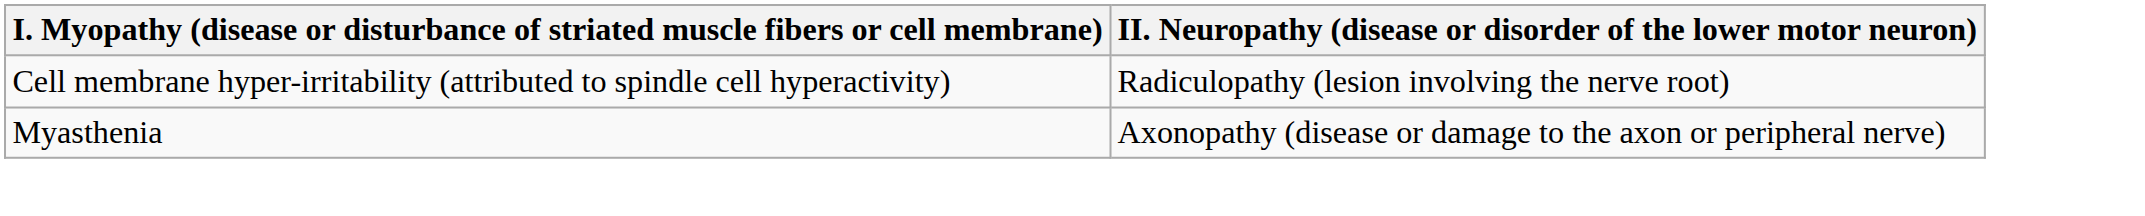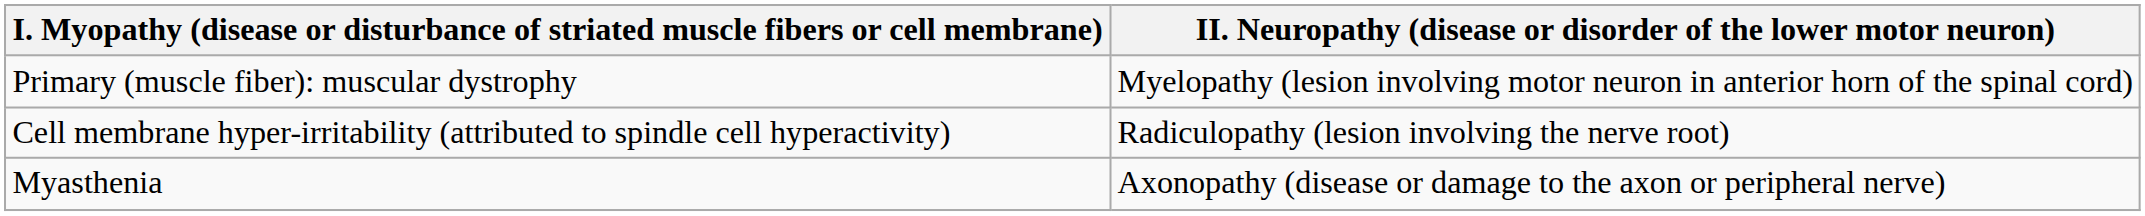+ row: (295, 81)
